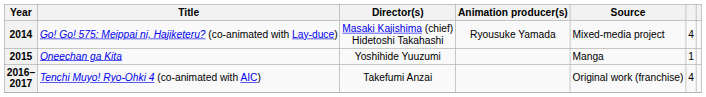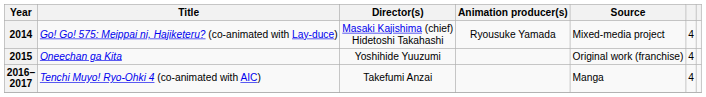(588, 56) Manga -> (628, 56) Original work (franchise)
(691, 56) 1 -> (691, 56) 4
(628, 78) Original work (franchise) -> (588, 78) Manga
